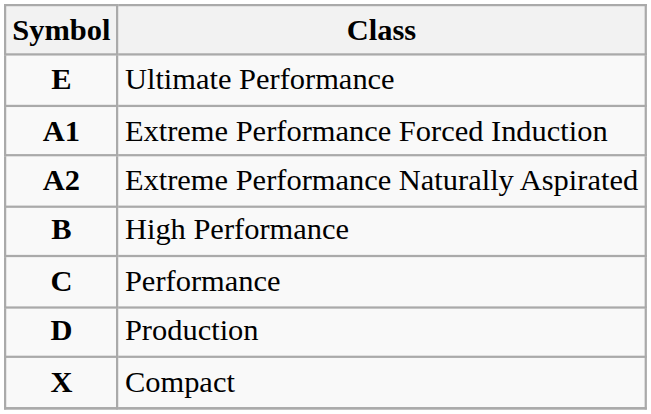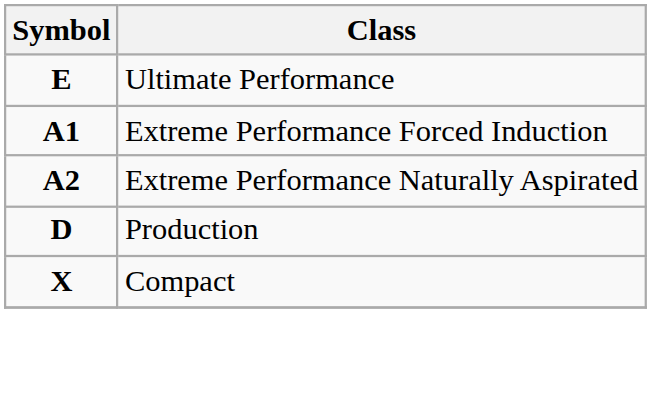- row: (237, 230)
- row: (203, 280)
